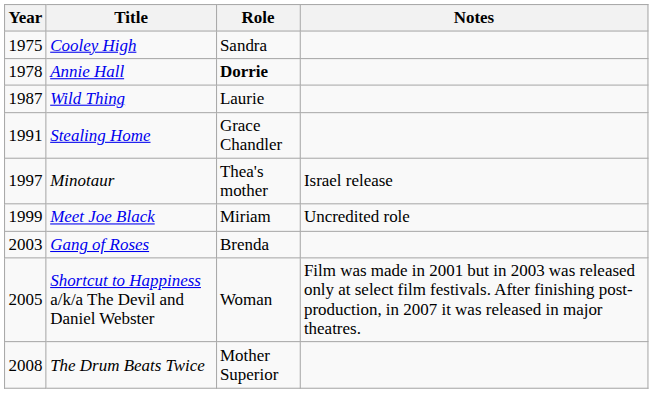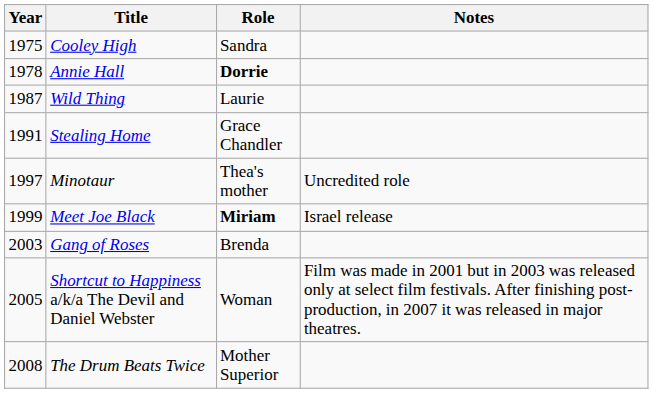(348, 181) Israel release -> (357, 181) Uncredited role
(245, 217) normal -> (248, 217) bold
(357, 217) Uncredited role -> (348, 217) Israel release
